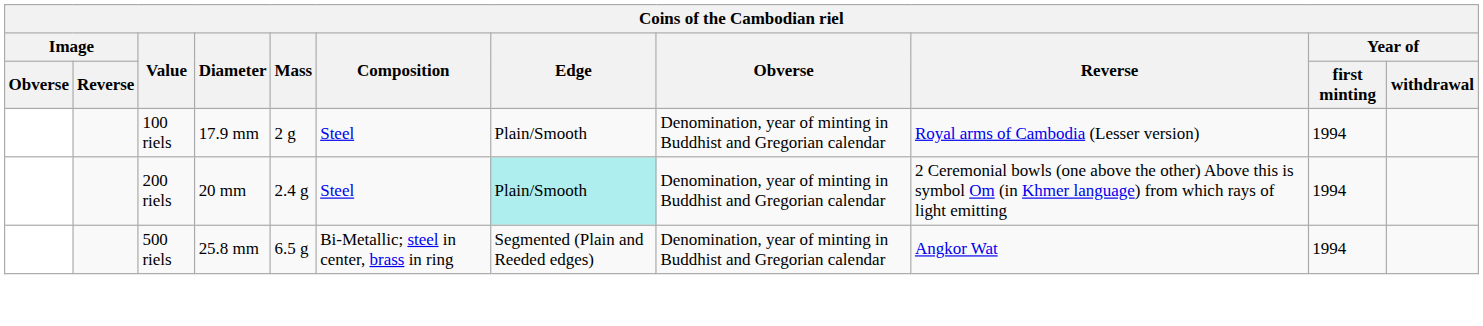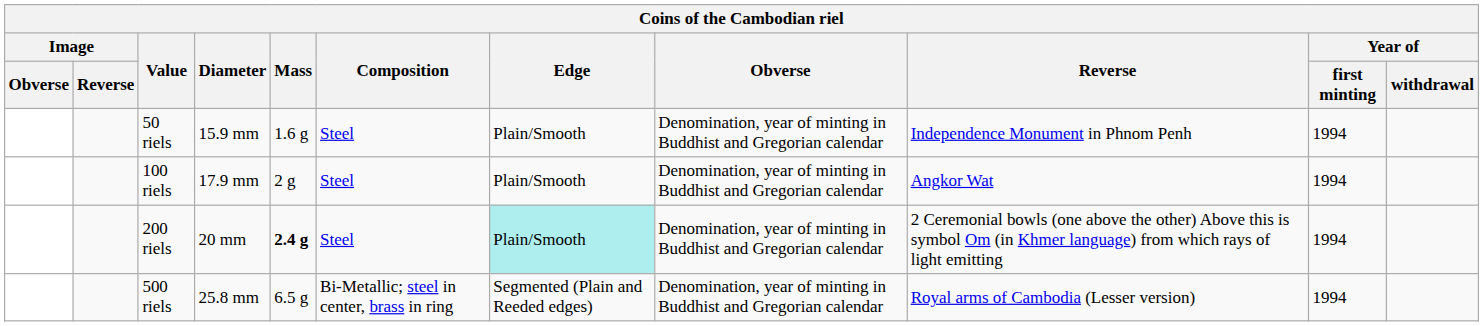+ row: (157, 133)
(1057, 133) Royal arms of Cambodia (Lesser version) -> (952, 181) Angkor Wat
(291, 191) normal -> (291, 239) bold
(956, 249) Angkor Wat -> (1053, 297) Royal arms of Cambodia (Lesser version)
